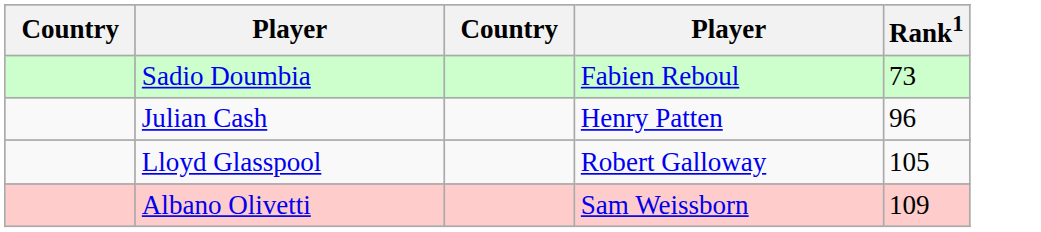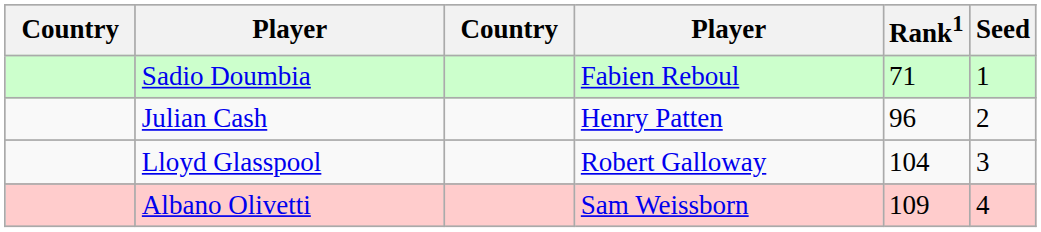+ column: (1003, 29)
(903, 76) 73 -> (903, 76) 71
(909, 161) 105 -> (909, 161) 104
